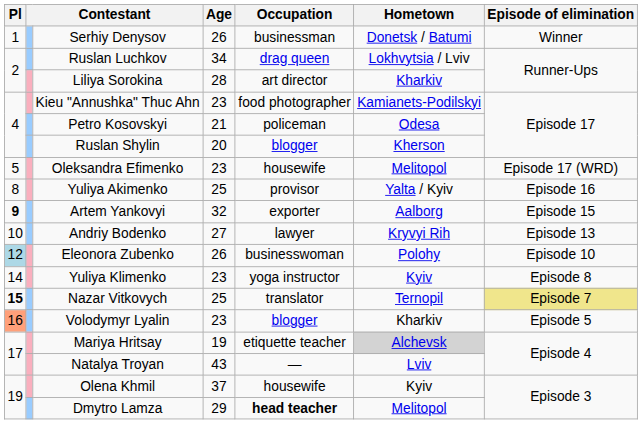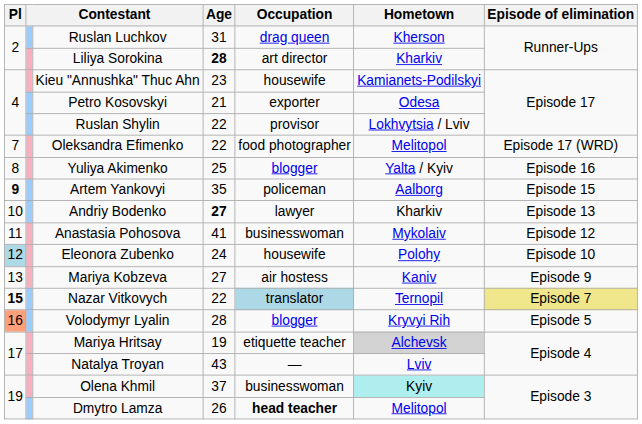- row: (118, 37)
(219, 59) 34 -> (219, 37) 31
(419, 59) Lokhvytsia / Lviv -> (419, 37) Kherson
(219, 80) normal -> (219, 59) bold
(295, 102) food photographer -> (295, 80) housewife
(295, 124) policeman -> (295, 102) exporter
(219, 146) 20 -> (219, 124) 22
(295, 146) blogger -> (295, 124) provisor
(419, 146) Kherson -> (419, 124) Lokhvytsia / Lviv
(15, 168) 5 -> (15, 146) 7
(219, 168) 23 -> (219, 146) 22
(295, 168) housewife -> (295, 146) food photographer
(295, 189) provisor -> (295, 168) blogger
(219, 211) 32 -> (219, 189) 35
(295, 211) exporter -> (295, 189) policeman
(219, 233) normal -> (219, 211) bold
(419, 233) Kryvyi Rih -> (419, 211) Kharkiv
+ row: (118, 233)
(219, 255) 26 -> (219, 255) 24
(295, 255) businesswoman -> (295, 255) housewife
+ row: (118, 277)
- row: (118, 277)
(219, 299) 25 -> (219, 299) 22
(295, 299) no background -> (295, 299) lightblue background
(219, 320) 23 -> (219, 320) 28
(419, 320) Kharkiv -> (419, 320) Kryvyi Rih
(295, 386) housewife -> (295, 386) businesswoman
(419, 386) no background -> (419, 386) paleturquoise background
(219, 408) 29 -> (219, 408) 26
